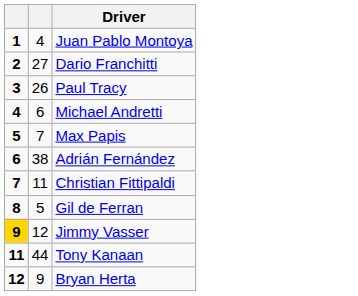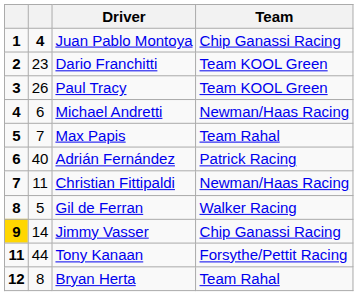+ column: (274, 17)
(40, 40) normal -> (40, 40) bold
(40, 64) 27 -> (40, 64) 23
(40, 160) 38 -> (40, 160) 40
(40, 231) 12 -> (40, 231) 14
(40, 279) 9 -> (40, 279) 8
